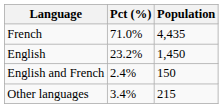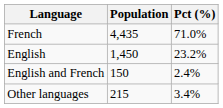columns swapped: (186, 14) <-> (131, 14)
